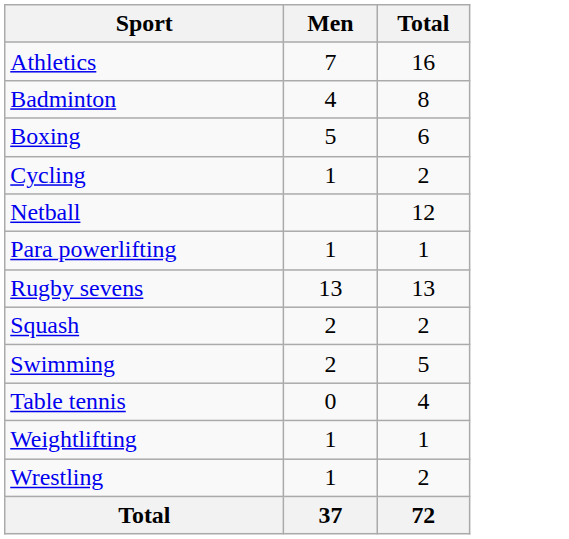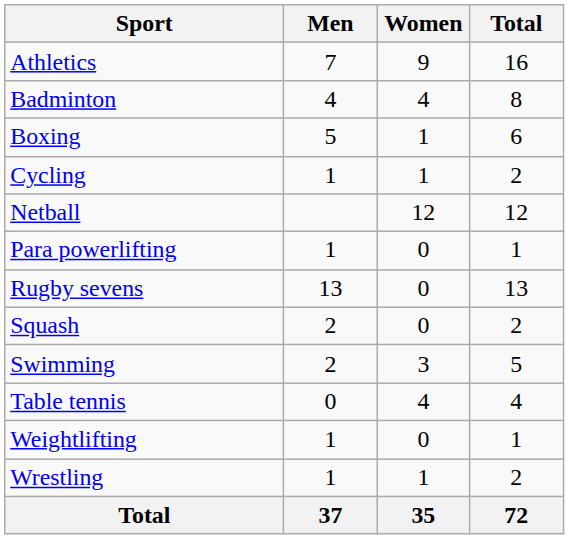+ column: (423, 23)
